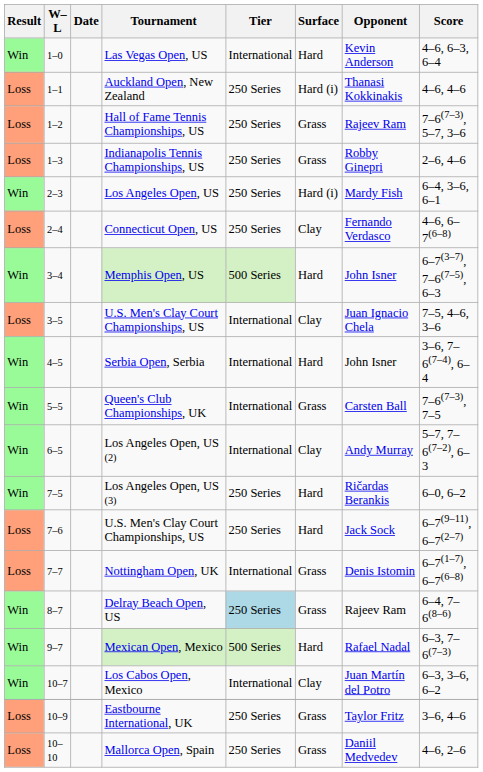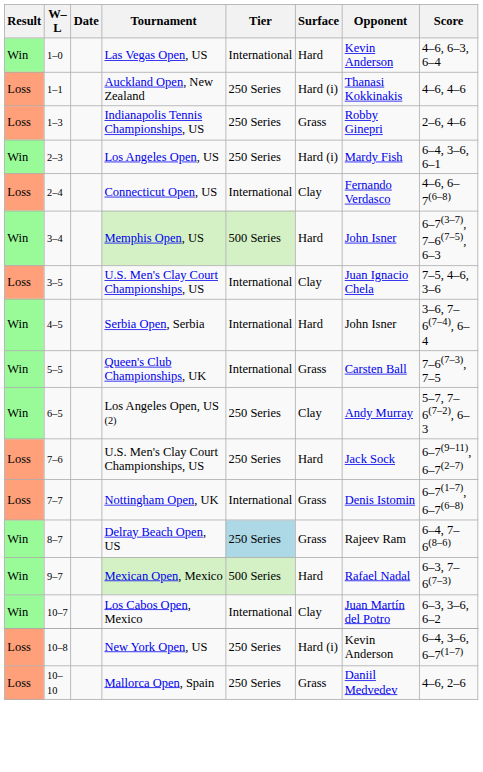- row: (55, 125)
(255, 229) 250 Series -> (260, 192) International
(260, 450) International -> (255, 413) 250 Series
- row: (55, 493)
+ row: (57, 647)
- row: (57, 717)
